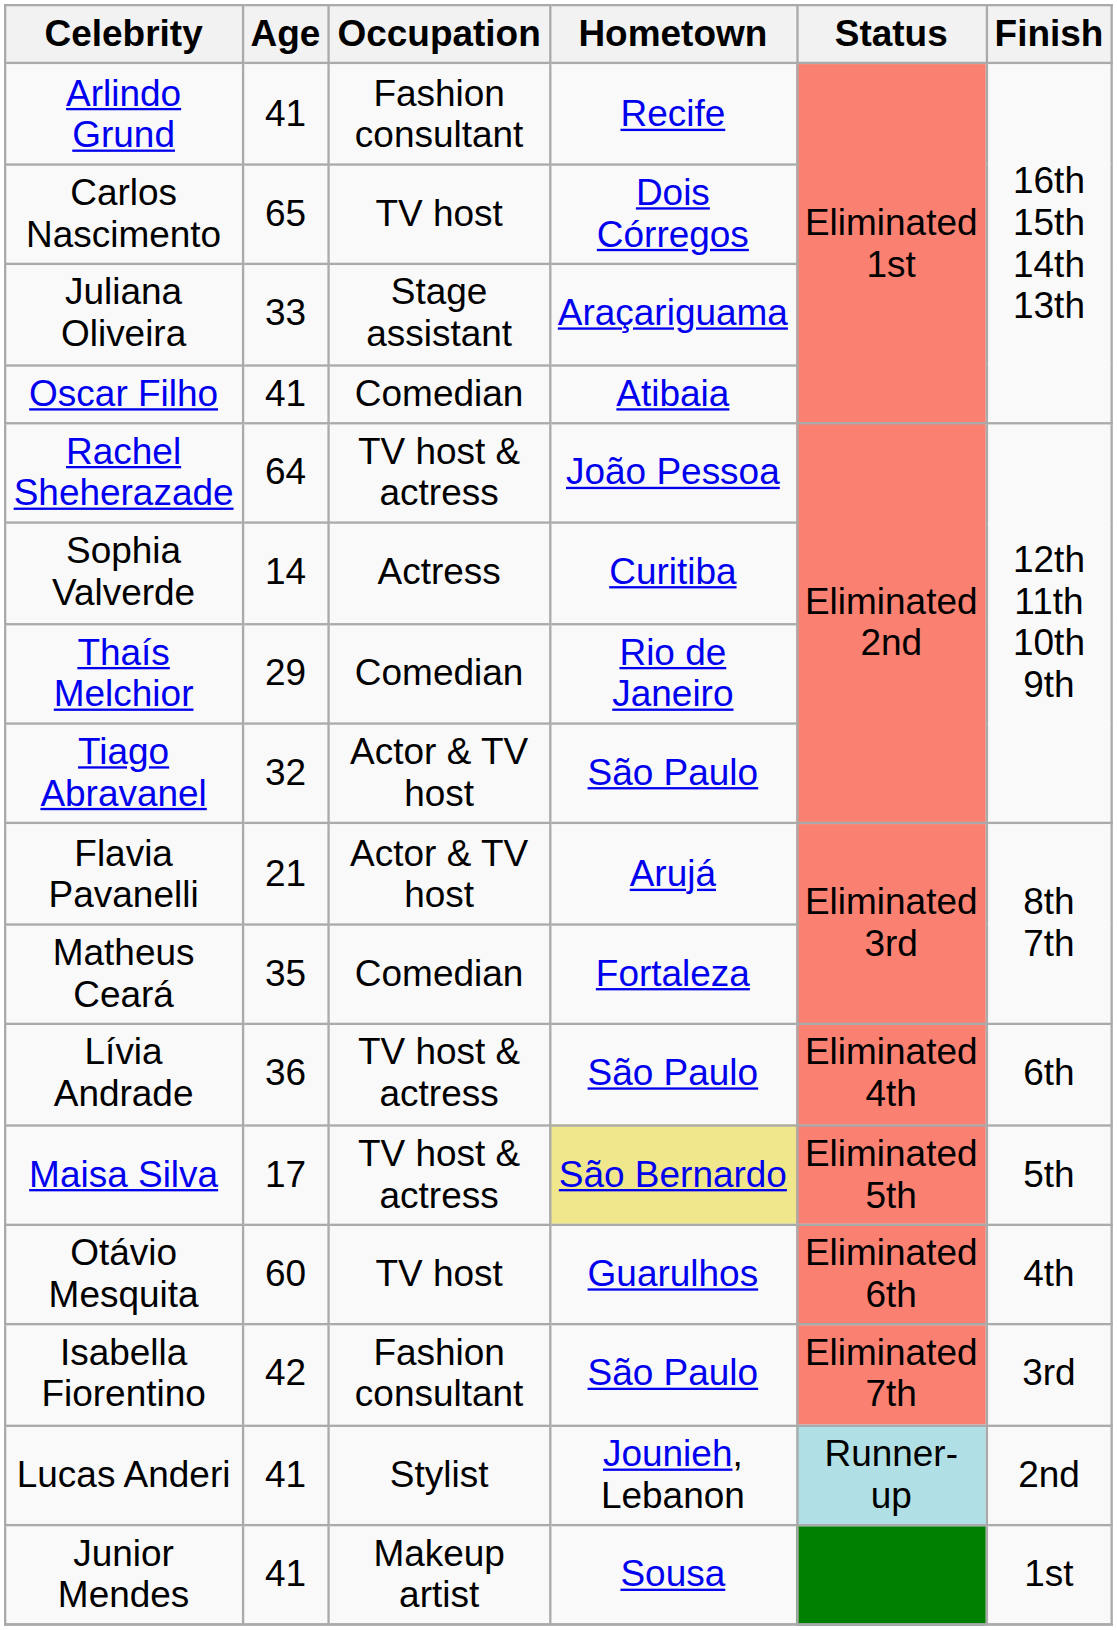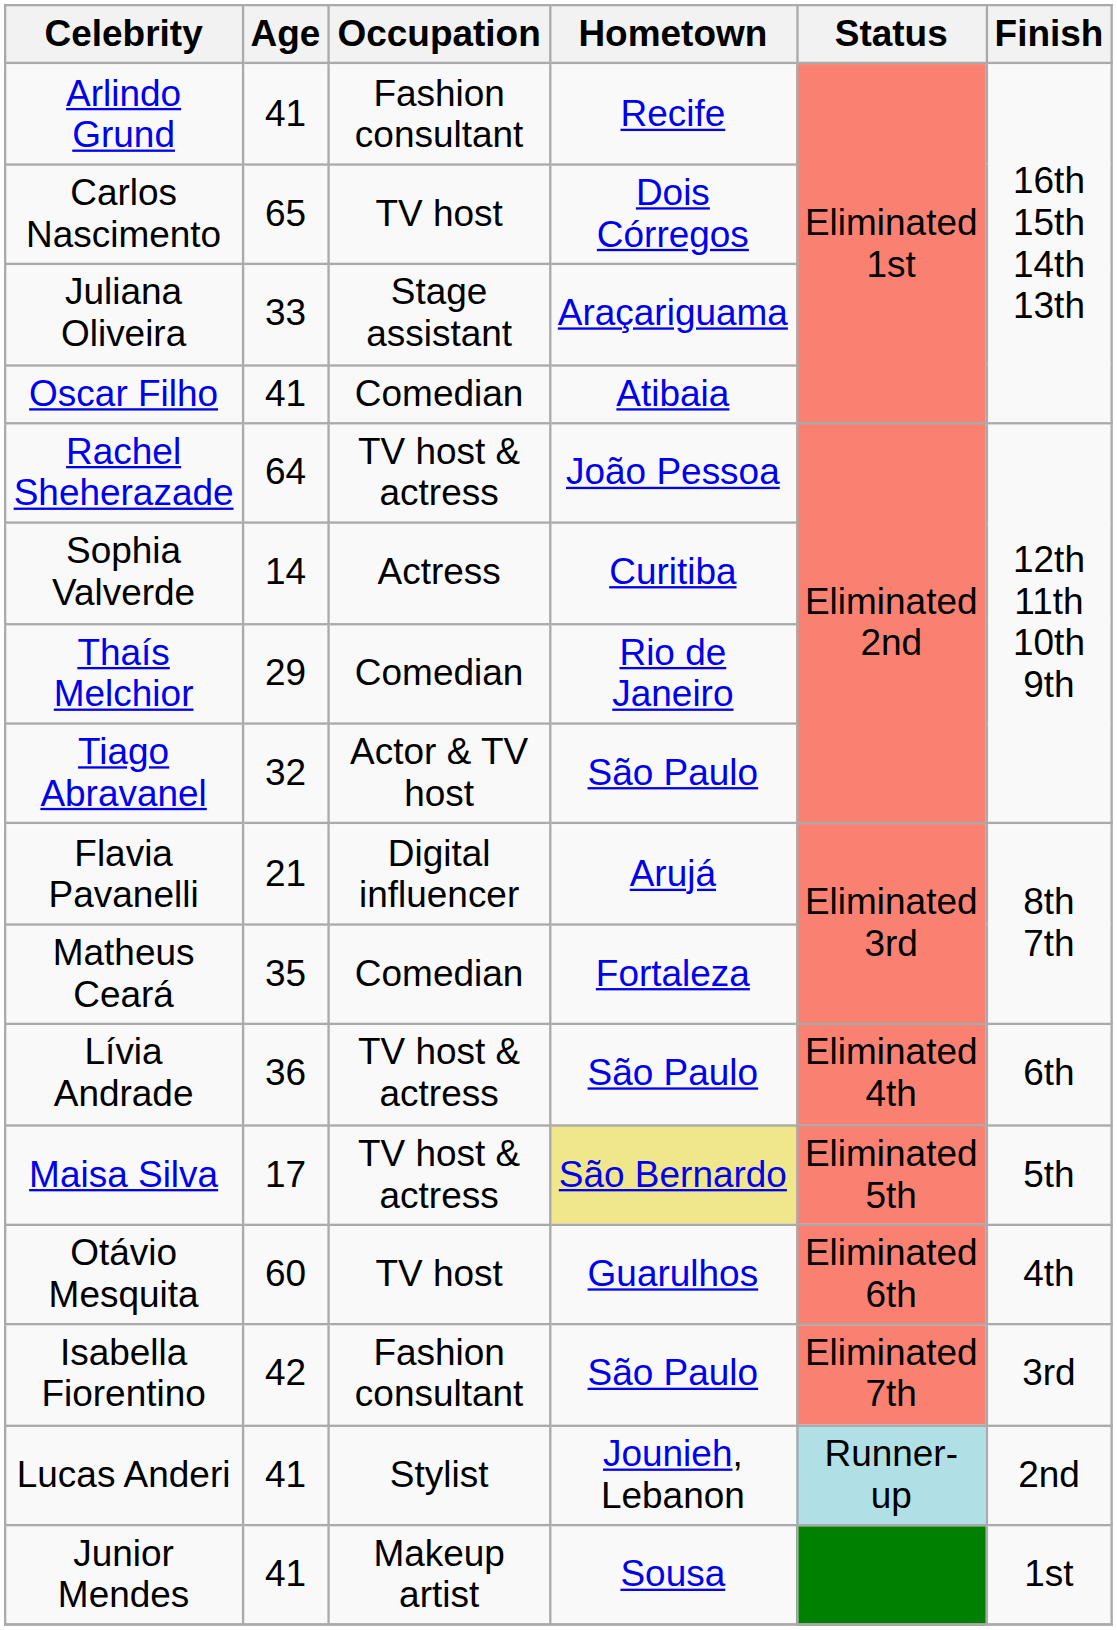(439, 873) Actor & TV host -> (439, 873) Digital influencer
